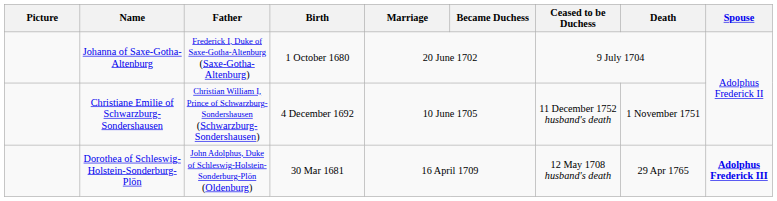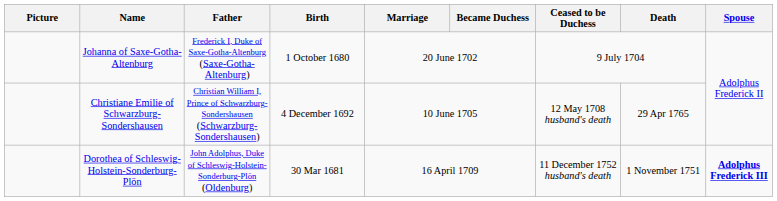(578, 114) 11 December 1752 husband's death -> (578, 114) 12 May 1708 husband's death
(663, 114) 1 November 1751 -> (663, 114) 29 Apr 1765
(578, 170) 12 May 1708 husband's death -> (578, 170) 11 December 1752 husband's death
(663, 170) 29 Apr 1765 -> (663, 170) 1 November 1751
